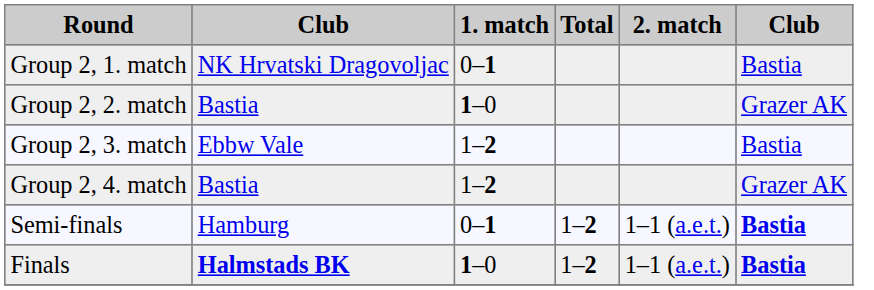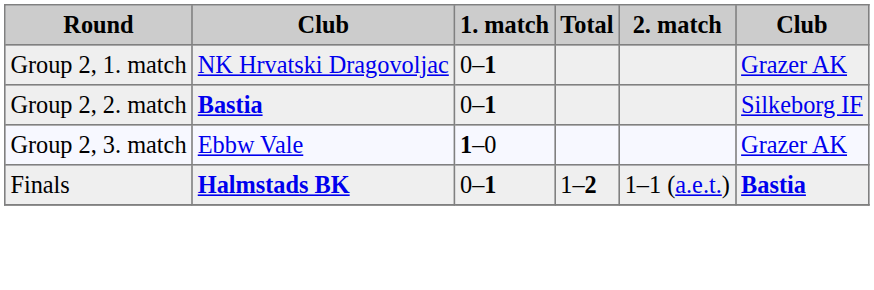(771, 64) Bastia -> (794, 64) Grazer AK
(228, 104) normal -> (230, 104) bold
(478, 104) 1–0 -> (478, 104) 0–1
(794, 104) Grazer AK -> (802, 104) Silkeborg IF
(478, 144) 1–2 -> (478, 144) 1–0
(771, 144) Bastia -> (794, 144) Grazer AK
- row: (98, 184)
- row: (66, 224)
(478, 264) 1–0 -> (478, 184) 0–1
